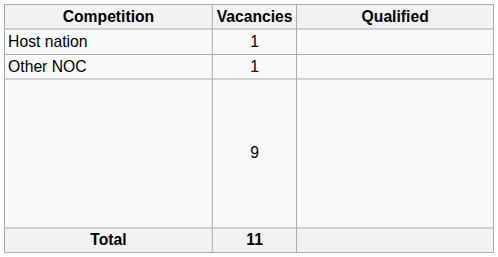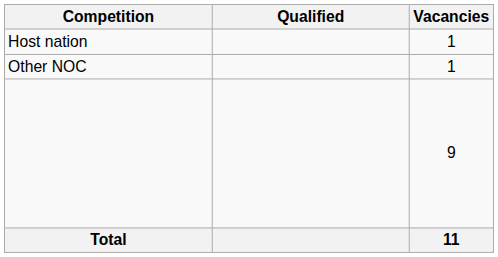columns swapped: (255, 16) <-> (395, 16)
